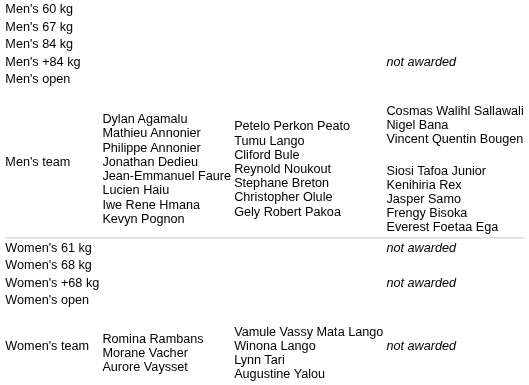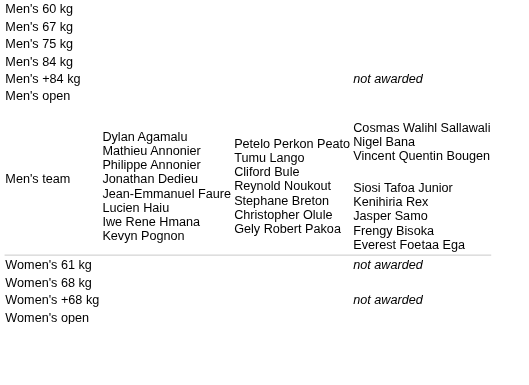+ row: (39, 44)
- row: (47, 346)
